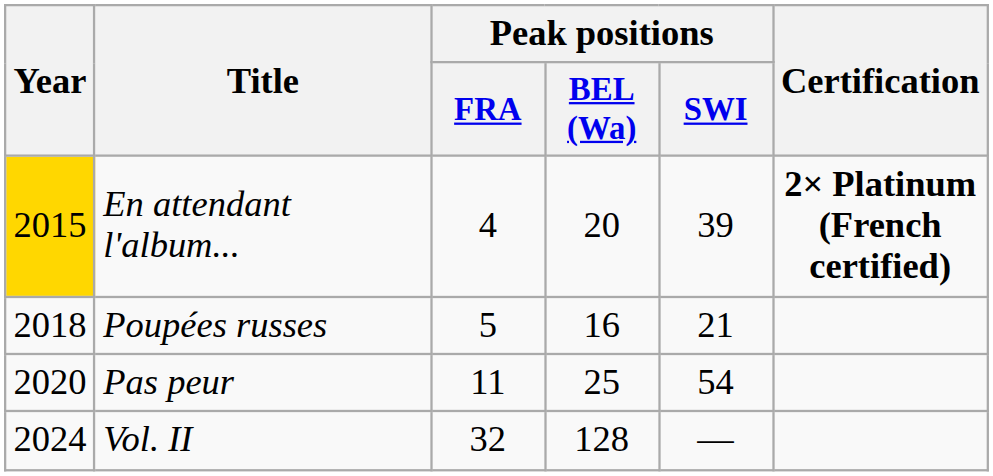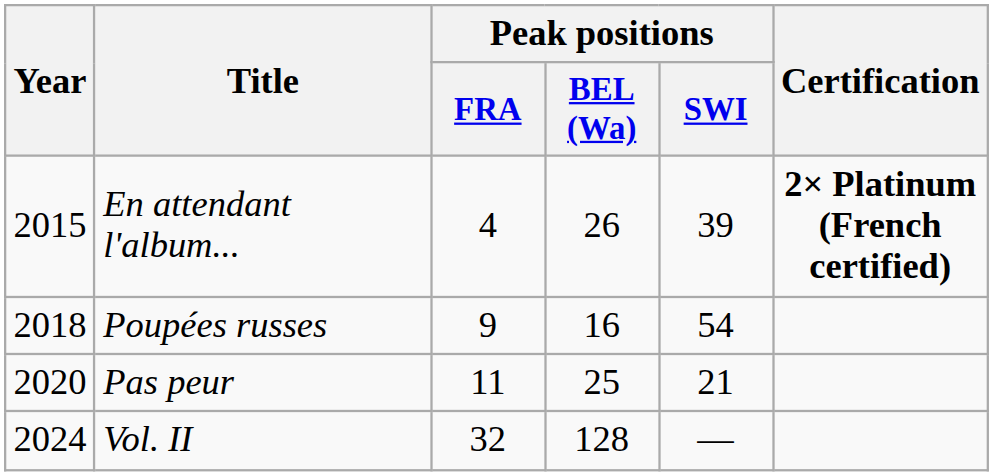(50, 225) gold background -> (50, 225) no background
(602, 225) 20 -> (602, 225) 26
(488, 324) 5 -> (488, 324) 9
(716, 324) 21 -> (716, 324) 54
(716, 381) 54 -> (716, 381) 21
